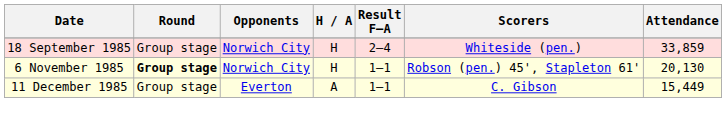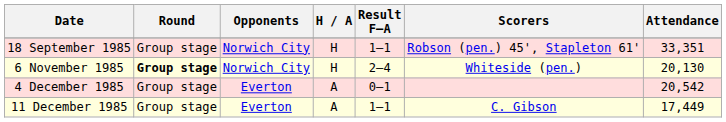(380, 48) 2–4 -> (380, 48) 1–1
(524, 48) Whiteside (pen.) -> (524, 48) Robson (pen.) 45', Stapleton 61'
(682, 48) 33,859 -> (682, 48) 33,351
(380, 68) 1–1 -> (380, 68) 2–4
(524, 68) Robson (pen.) 45', Stapleton 61' -> (524, 68) Whiteside (pen.)
+ row: (69, 87)
(682, 87) 15,449 -> (682, 107) 17,449
